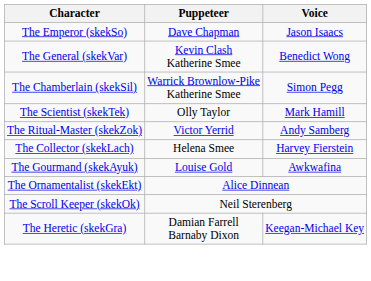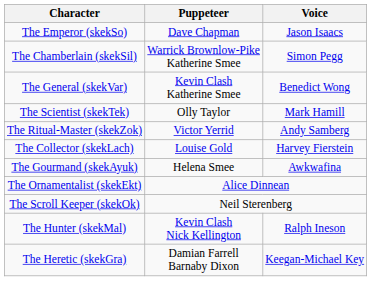rows swapped: (75, 87) <-> (75, 56)
(204, 149) Helena Smee -> (204, 149) Louise Gold
(204, 167) Louise Gold -> (204, 167) Helena Smee
+ row: (75, 228)
